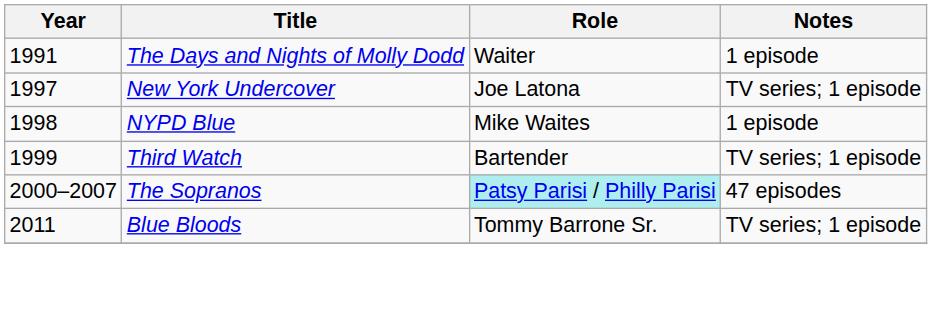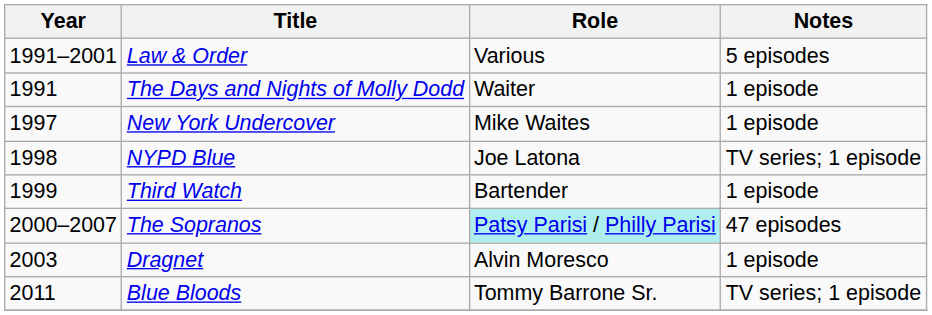+ row: (187, 55)
(527, 89) Joe Latona -> (532, 123) Mike Waites
(823, 89) TV series; 1 episode -> (772, 123) 1 episode
(532, 123) Mike Waites -> (527, 157) Joe Latona
(772, 123) 1 episode -> (823, 157) TV series; 1 episode
(823, 157) TV series; 1 episode -> (772, 191) 1 episode
+ row: (165, 259)
